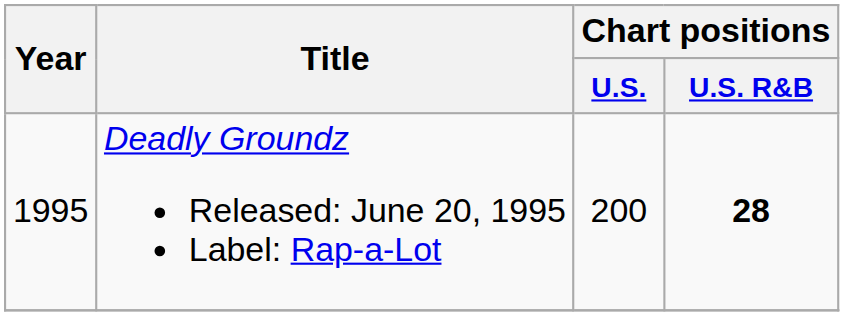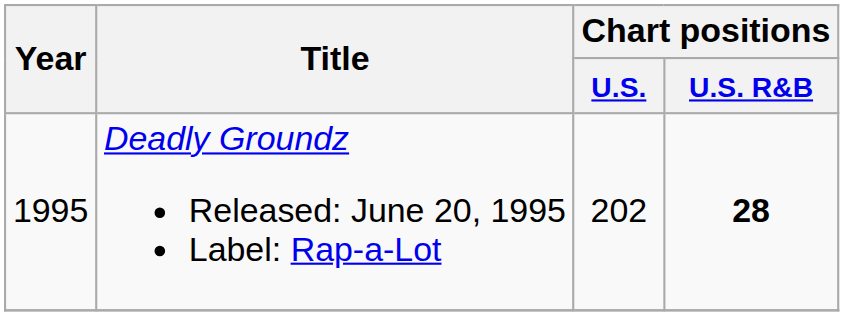(619, 211) 200 -> (619, 211) 202
